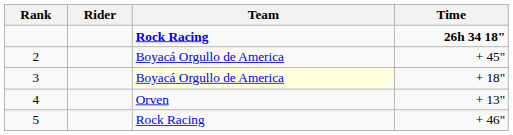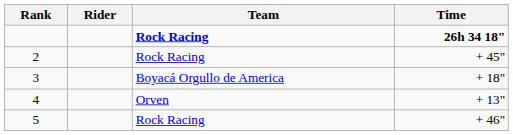(210, 57) Boyacá Orgullo de America -> (170, 57) Rock Racing
(210, 78) lightyellow background -> (210, 78) no background
